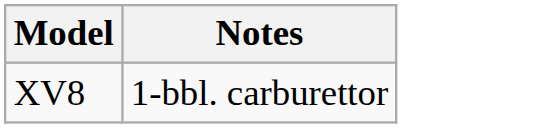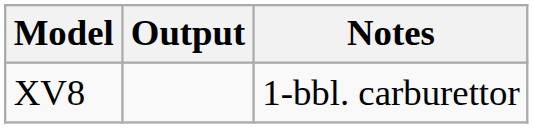+ column: (188, 33)
